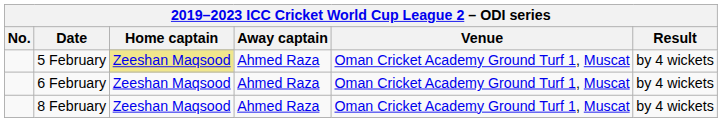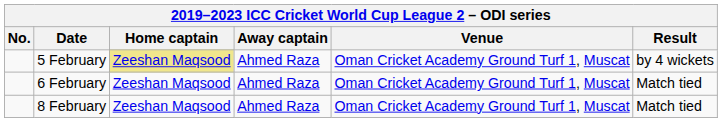(675, 83) by 4 wickets -> (669, 83) Match tied
(675, 106) by 4 wickets -> (669, 106) Match tied
